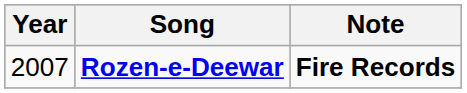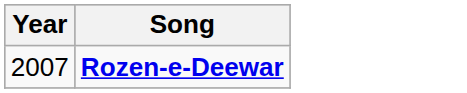- column: (376, 25)
